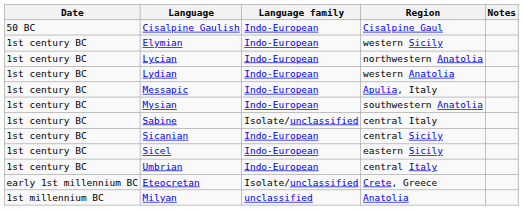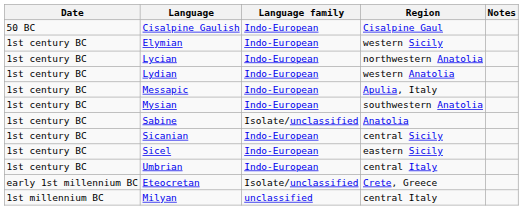(400, 120) central Italy -> (386, 120) Anatolia
(386, 198) Anatolia -> (400, 198) central Italy
